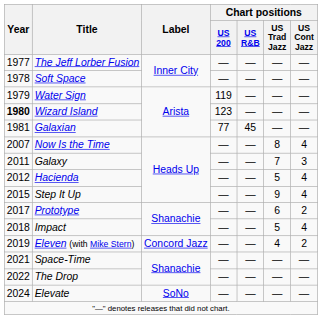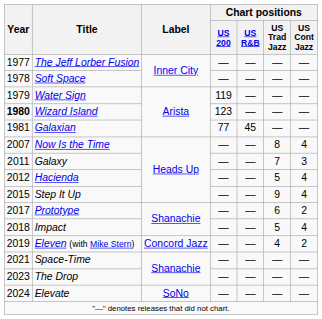(18, 277) 2022 -> (18, 277) 2023
